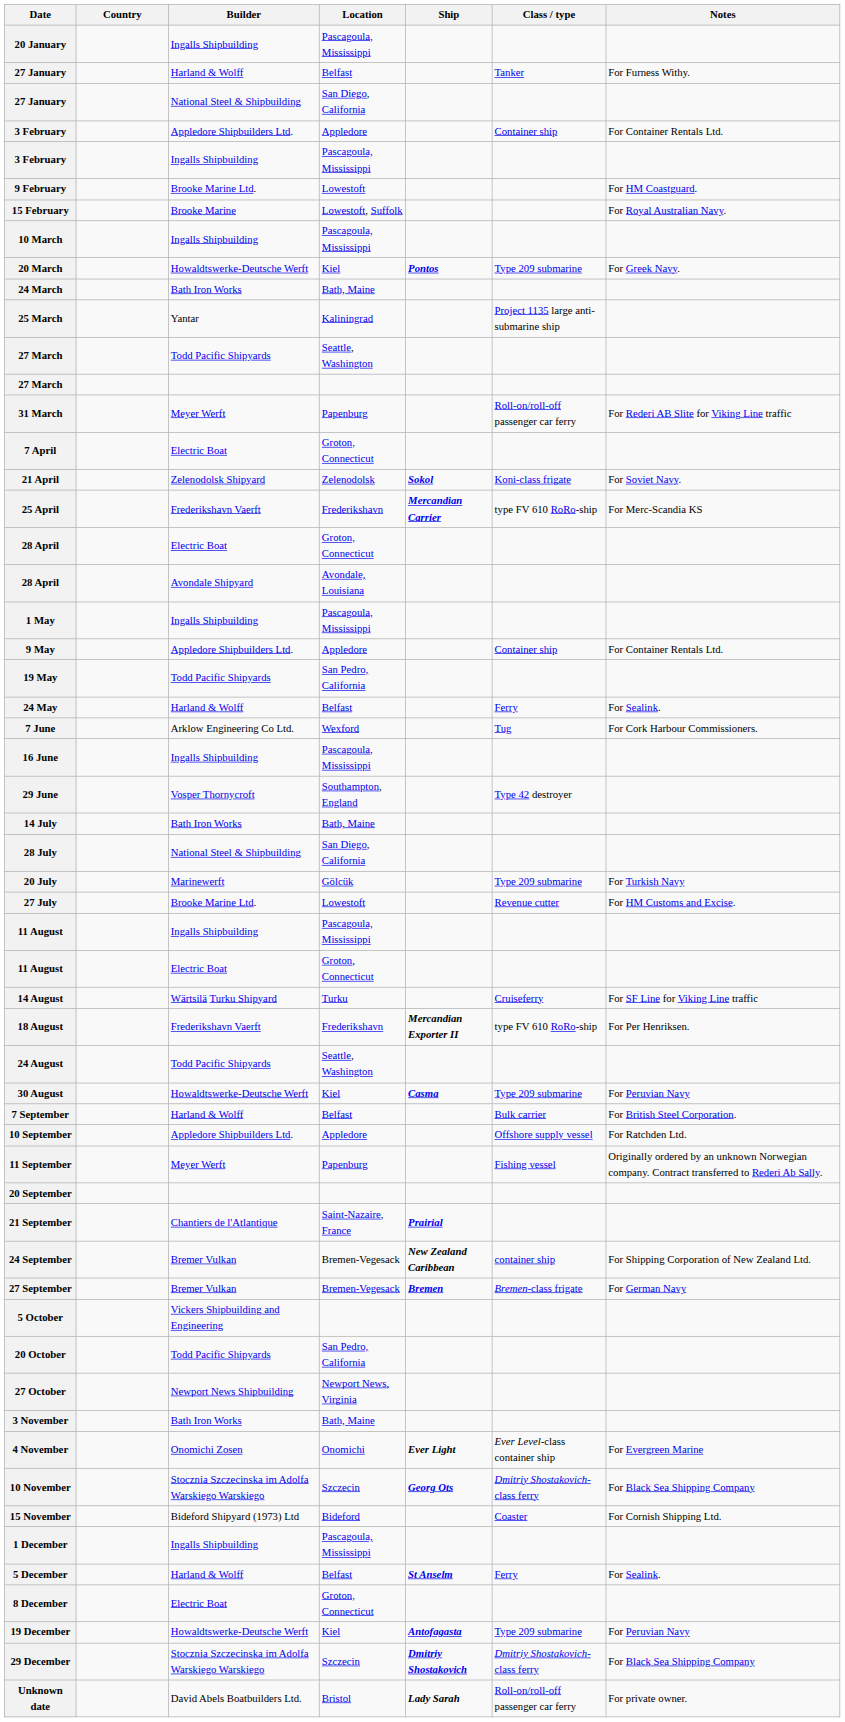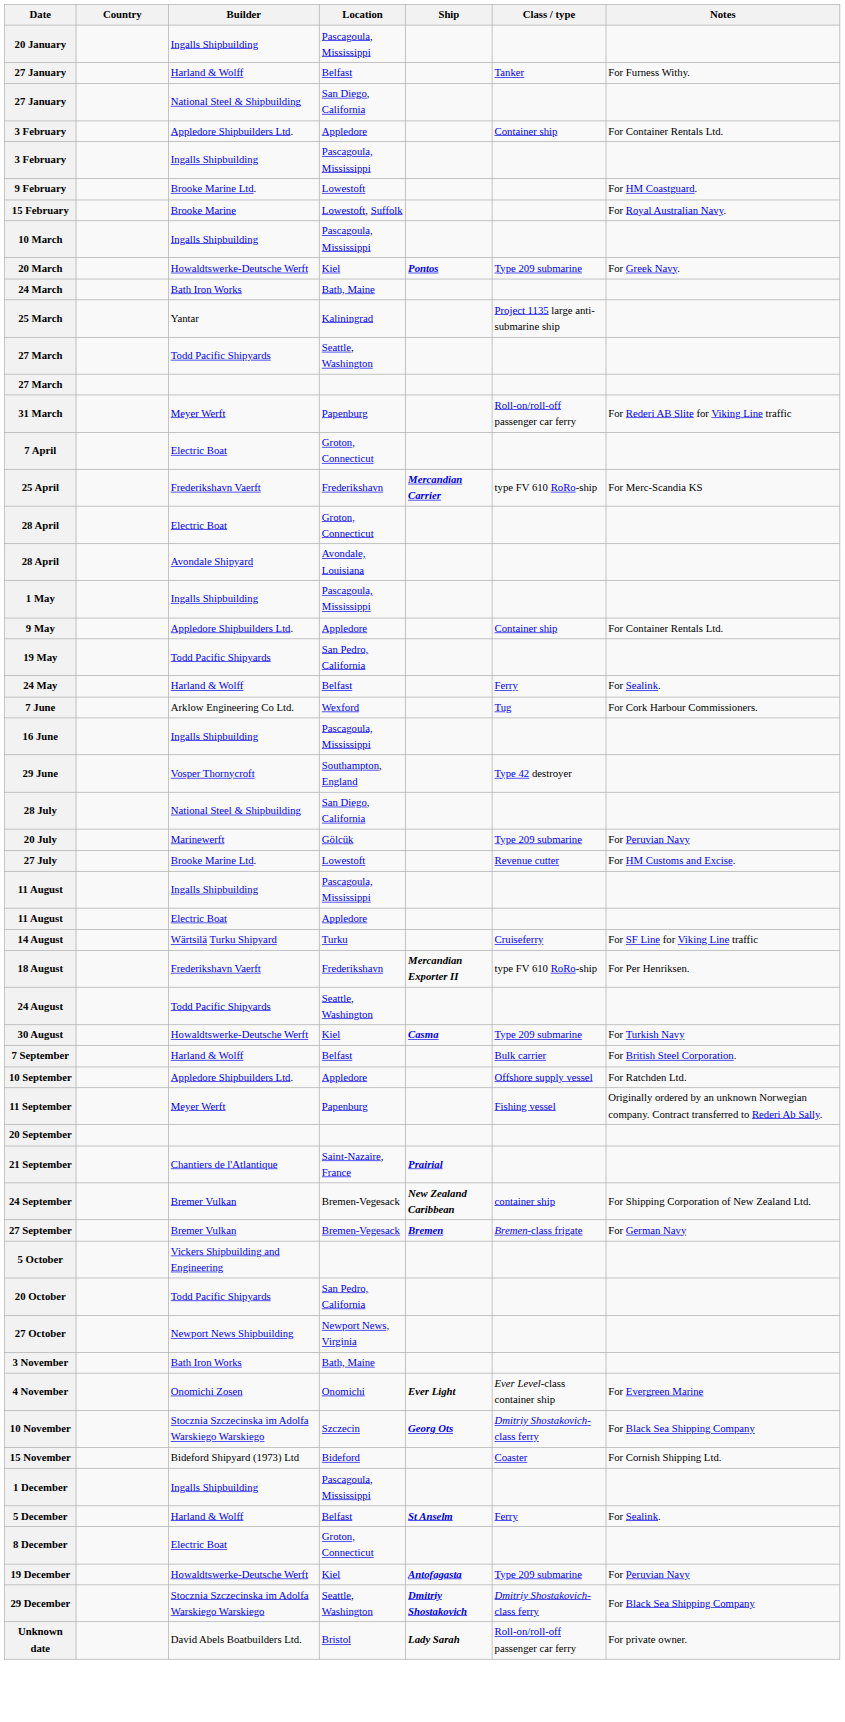- row: (40, 479)
- row: (40, 823)
(646, 881) For Turkish Navy -> (649, 839) For Peruvian Navy
(348, 969) Groton, Connecticut -> (344, 919) Appledore
(649, 1093) For Peruvian Navy -> (646, 1035) For Turkish Navy
(341, 1661) Szczecin -> (347, 1603) Seattle, Washington
